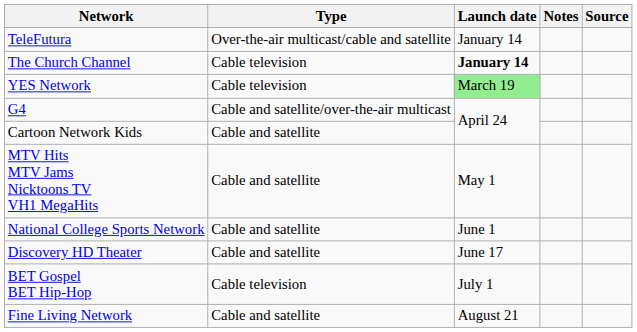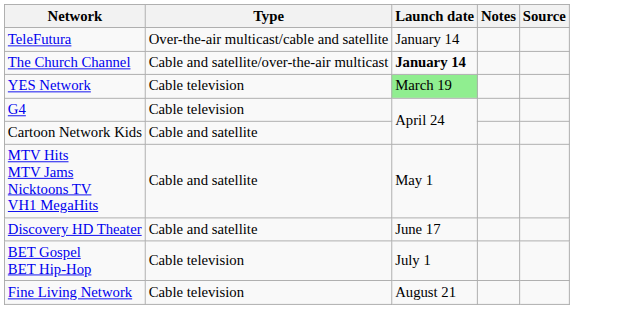(259, 62) Cable television -> (269, 62) Cable and satellite/over-the-air multicast
(331, 109) Cable and satellite/over-the-air multicast -> (196, 109) Cable television
- row: (106, 229)
(266, 315) Cable and satellite -> (196, 292) Cable television
